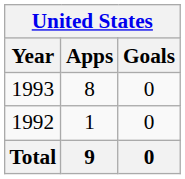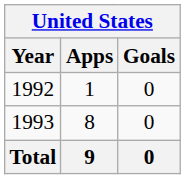rows swapped: (33, 122) <-> (33, 88)
